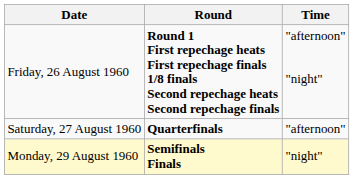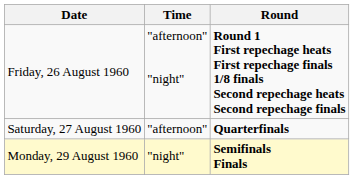columns swapped: (316, 14) <-> (213, 14)
